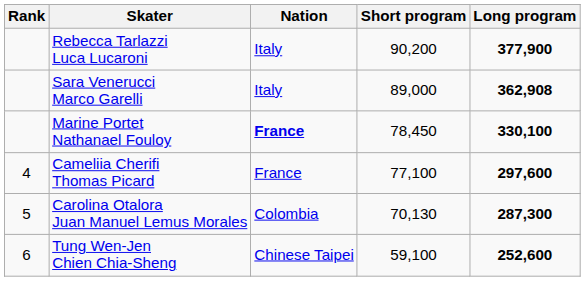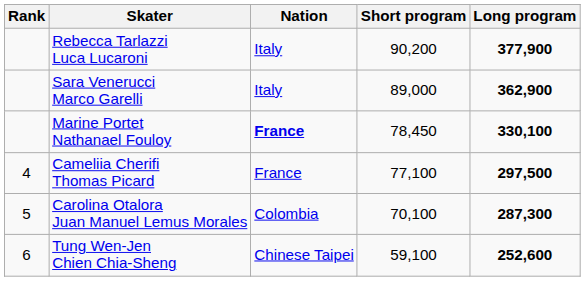(525, 90) 362,908 -> (525, 90) 362,900
(525, 172) 297,600 -> (525, 172) 297,500
(414, 214) 70,130 -> (414, 214) 70,100
